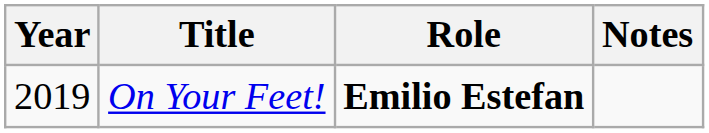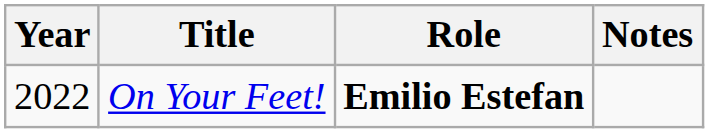(52, 95) 2019 -> (52, 95) 2022
